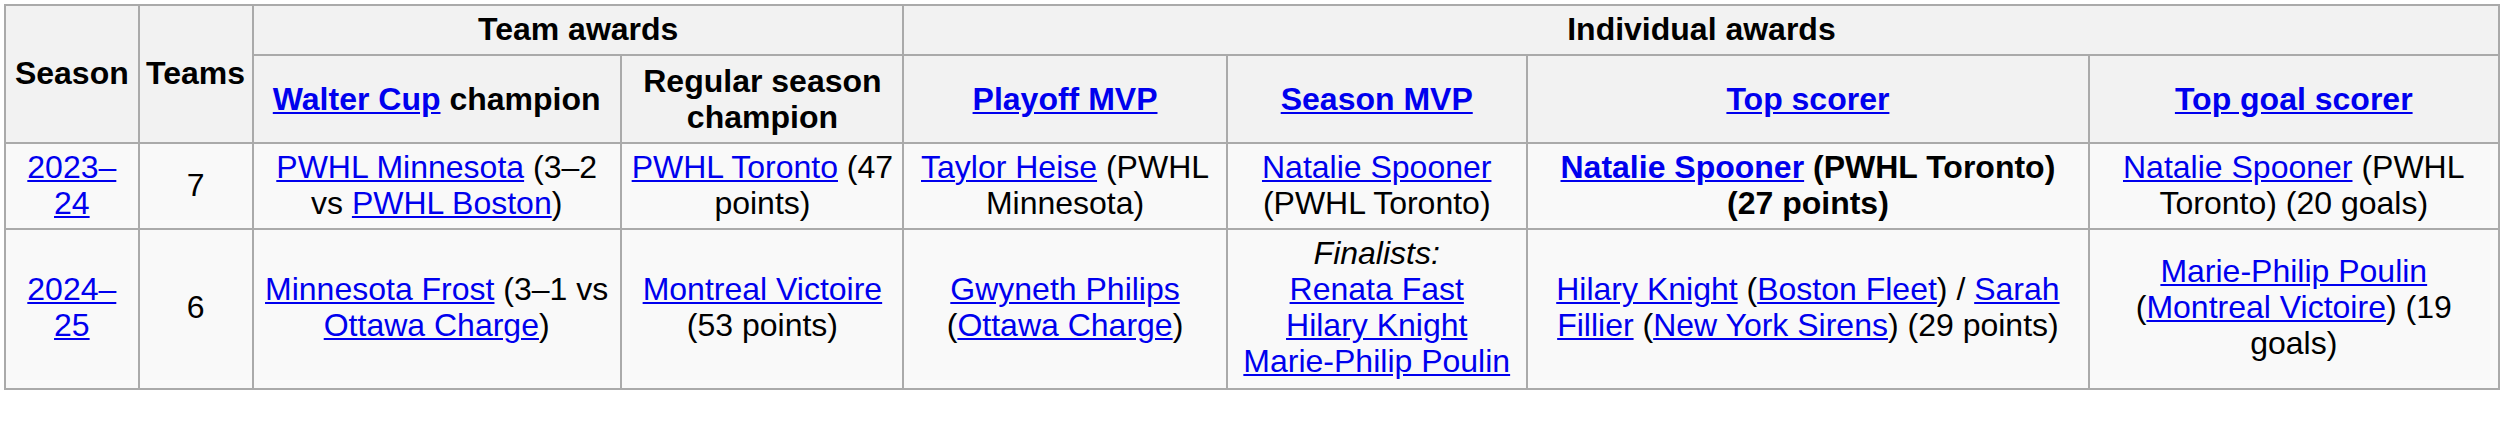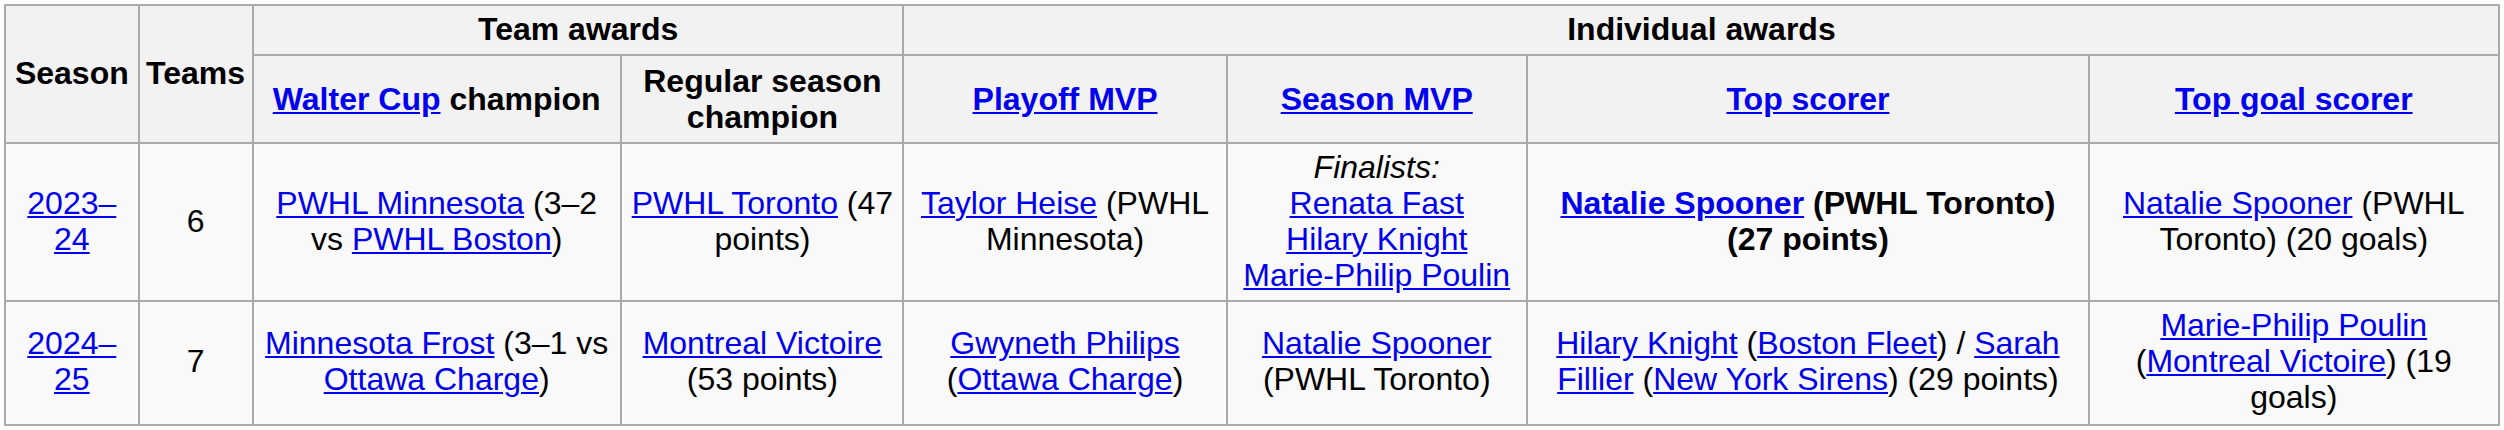(196, 185) 7 -> (196, 221) 6
(1377, 185) Natalie Spooner (PWHL Toronto) -> (1377, 221) Finalists: Renata Fast Hilary Knight Marie-Philip Poulin
(196, 308) 6 -> (196, 362) 7
(1377, 308) Finalists: Renata Fast Hilary Knight Marie-Philip Poulin -> (1377, 362) Natalie Spooner (PWHL Toronto)
